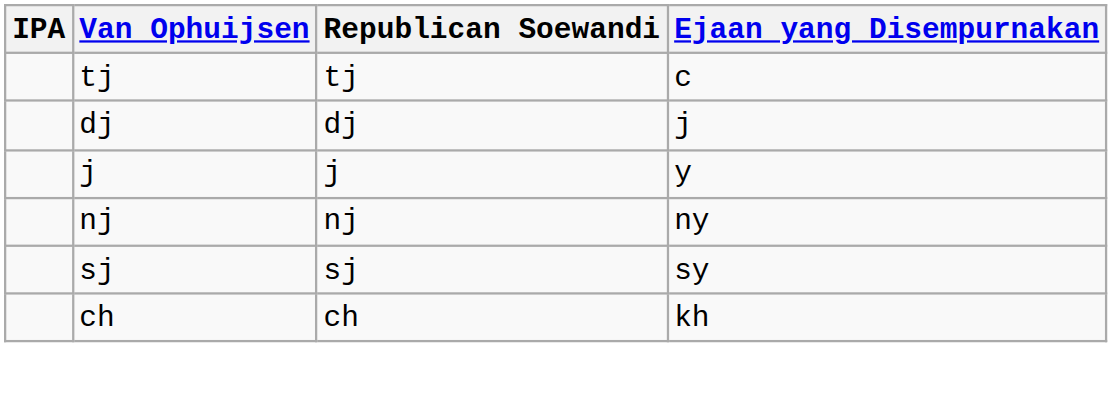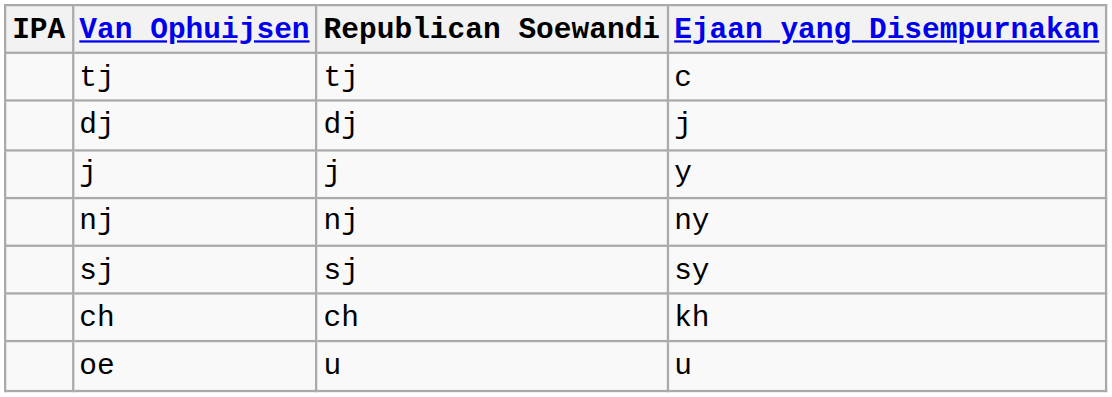+ row: (97, 366)
